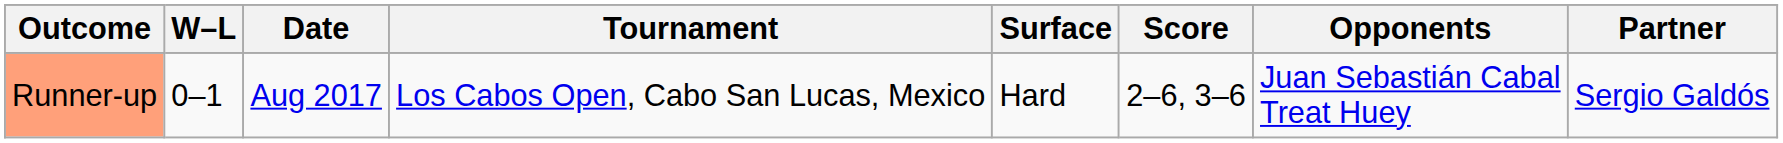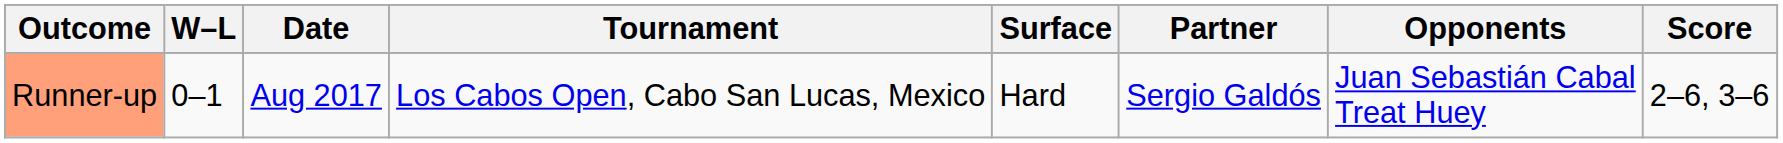columns swapped: (1672, 28) <-> (1186, 28)
